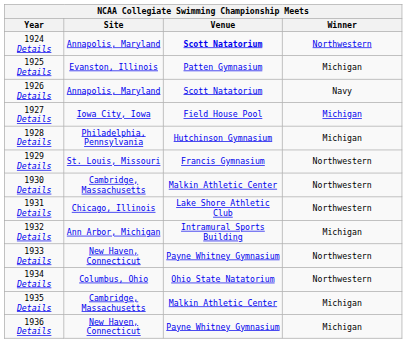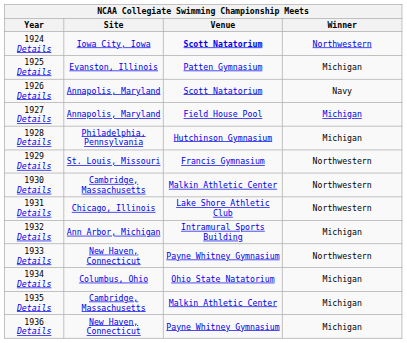(114, 43) Annapolis, Maryland -> (114, 43) Iowa City, Iowa
(114, 114) Iowa City, Iowa -> (114, 114) Annapolis, Maryland
(342, 279) Northwestern -> (342, 279) Michigan
